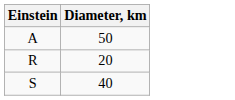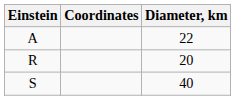+ column: (101, 15)
(105, 38) 50 -> (186, 38) 22
